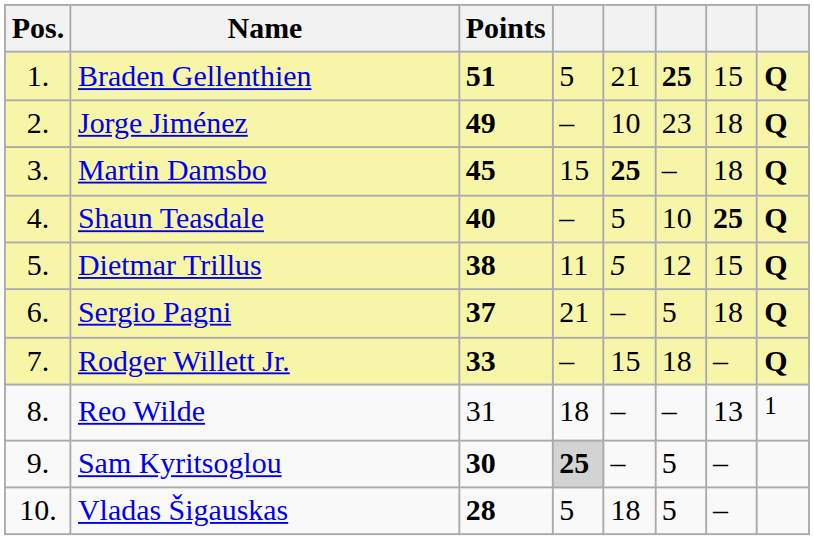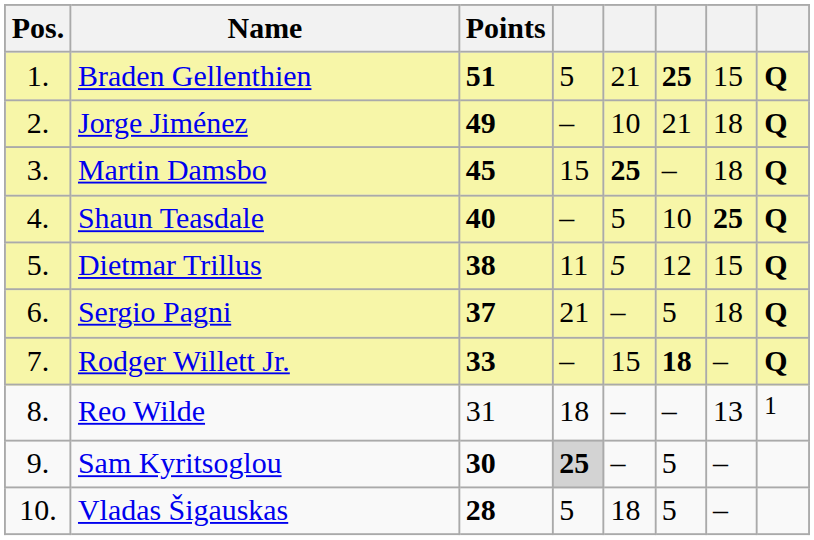(677, 123) 23 -> (677, 123) 21
(677, 360) normal -> (677, 360) bold
